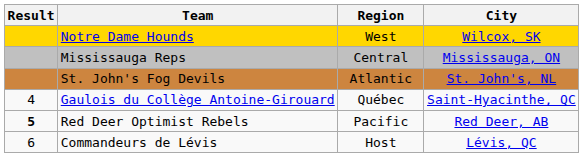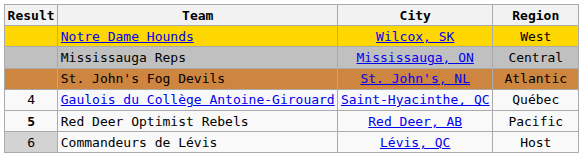columns swapped: (381, 15) <-> (501, 15)
(31, 142) no background -> (31, 142) lightgrey background
